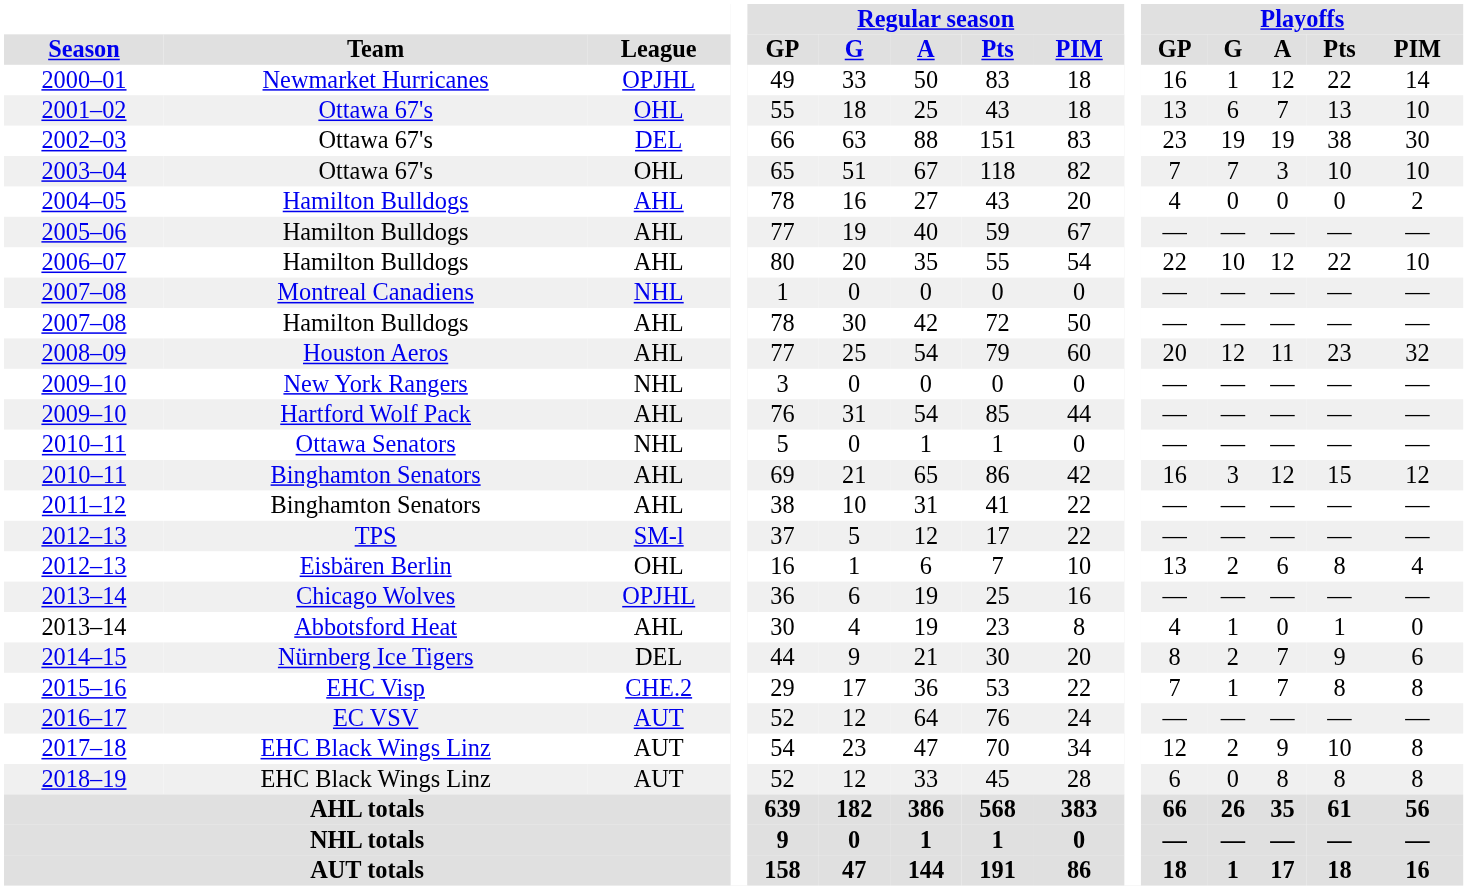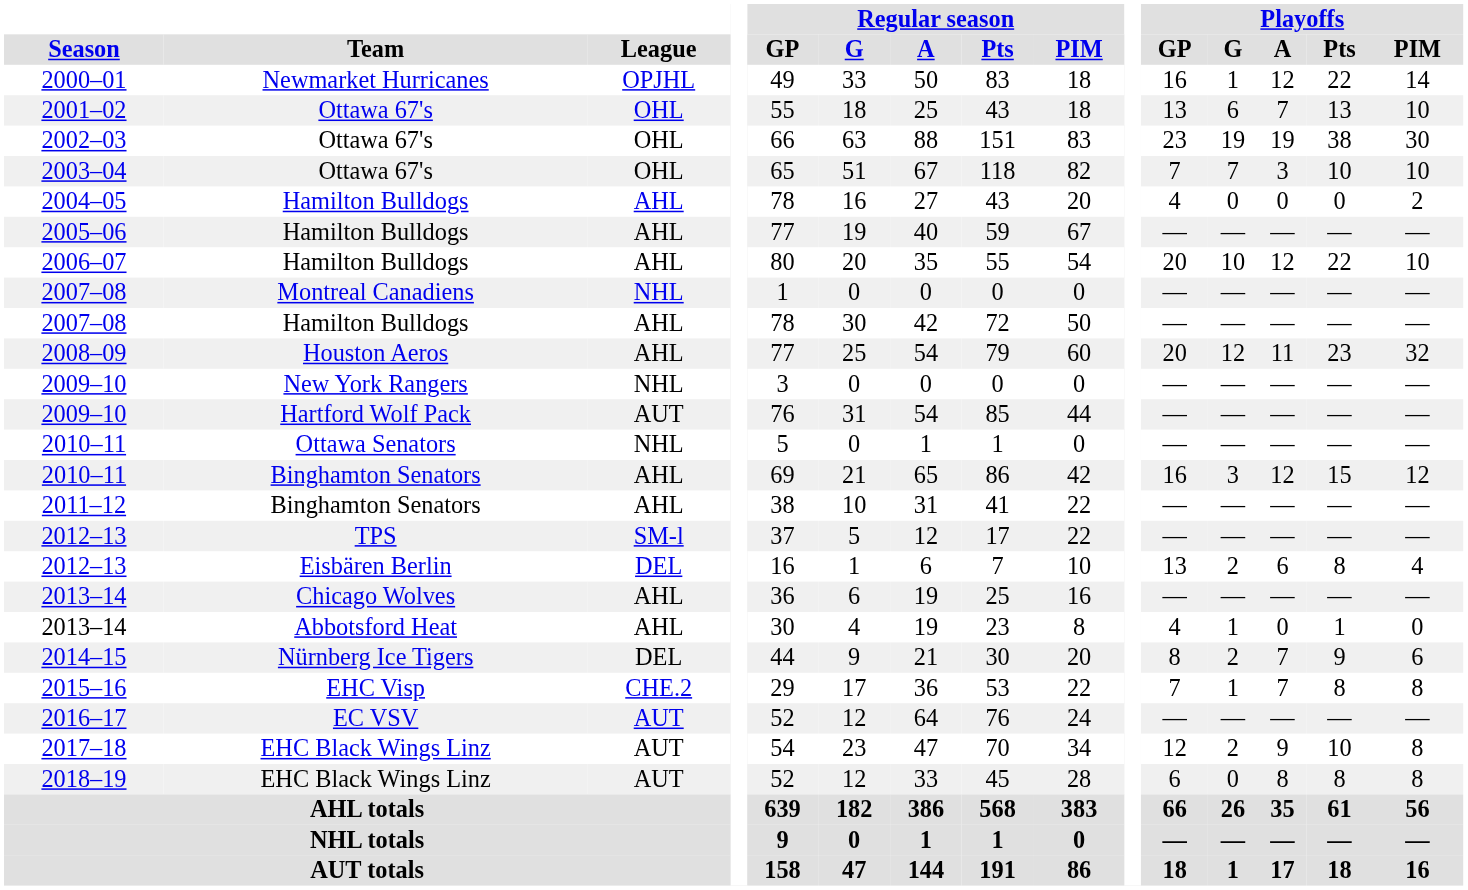(659, 140) DEL -> (659, 140) OHL
(1175, 262) 22 -> (1175, 262) 20
(659, 414) AHL -> (659, 414) AUT
(659, 566) OHL -> (659, 566) DEL
(659, 596) OPJHL -> (659, 596) AHL
